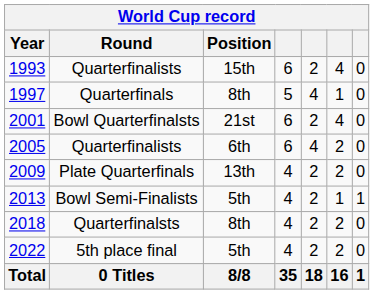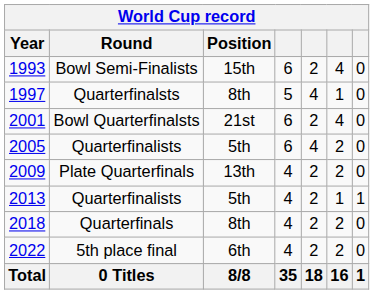(127, 69) Quarterfinalists -> (127, 69) Bowl Semi-Finalists
(127, 95) Quarterfinals -> (127, 95) Quarterfinalsts
(239, 146) 6th -> (239, 146) 5th
(127, 198) Bowl Semi-Finalists -> (127, 198) Quarterfinalists
(127, 224) Quarterfinalsts -> (127, 224) Quarterfinals
(239, 250) 5th -> (239, 250) 6th
